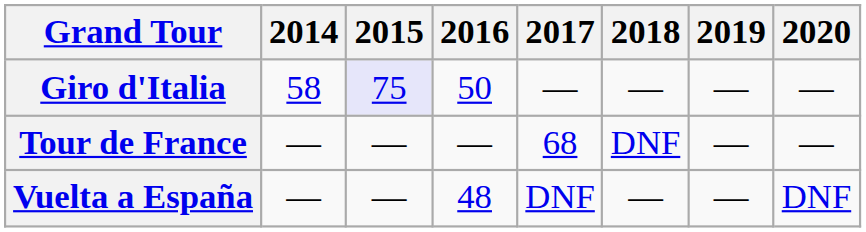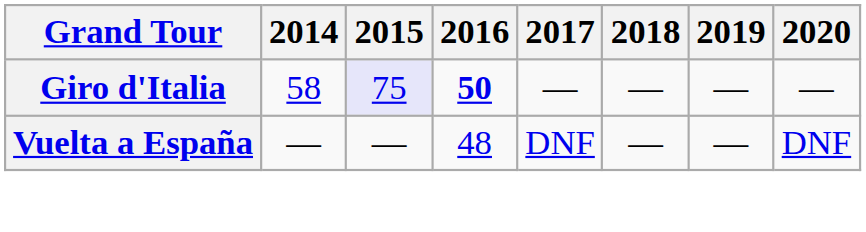(475, 87) normal -> (475, 87) bold
- row: (133, 142)
